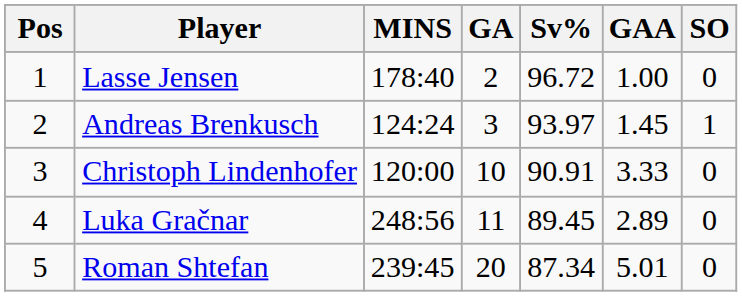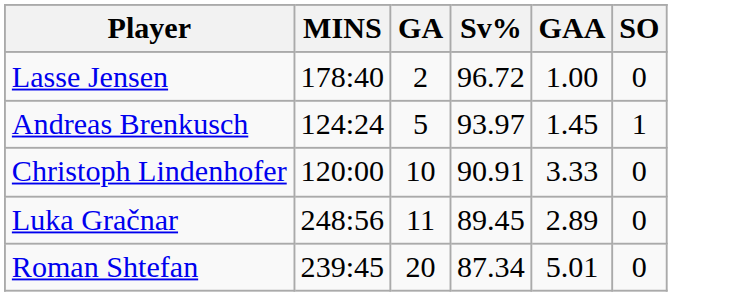- column: (40, 28)
(491, 123) 3 -> (421, 123) 5
